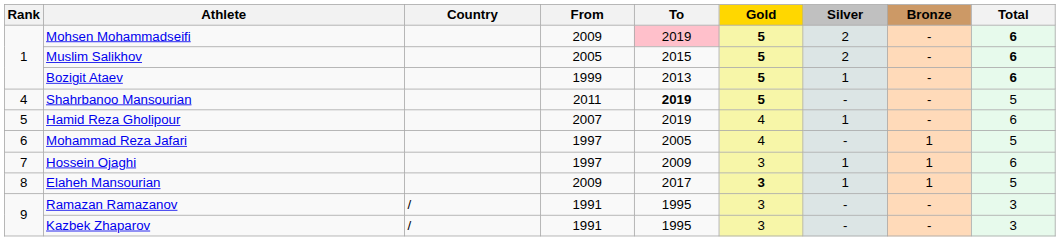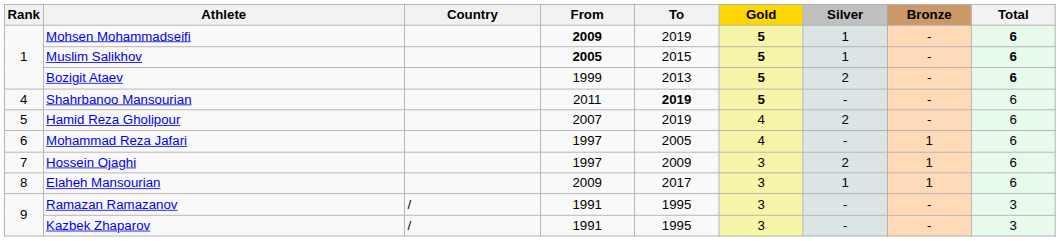(587, 36) normal -> (587, 36) bold
(677, 36) pink background -> (677, 36) no background
(845, 36) 2 -> (845, 36) 1
(587, 57) normal -> (587, 57) bold
(845, 57) 2 -> (845, 57) 1
(845, 78) 1 -> (845, 78) 2
(1013, 99) 5 -> (1013, 99) 6
(845, 120) 1 -> (845, 120) 2
(1013, 141) 5 -> (1013, 141) 6
(845, 162) 1 -> (845, 162) 2
(761, 183) bold -> (761, 183) normal
(1013, 183) 5 -> (1013, 183) 6
